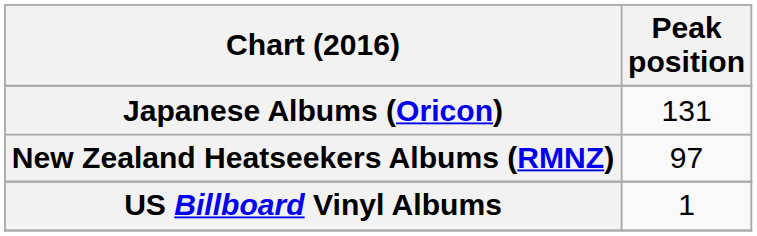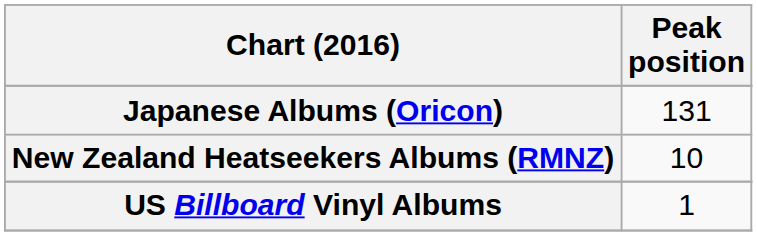(687, 157) 97 -> (687, 157) 10
